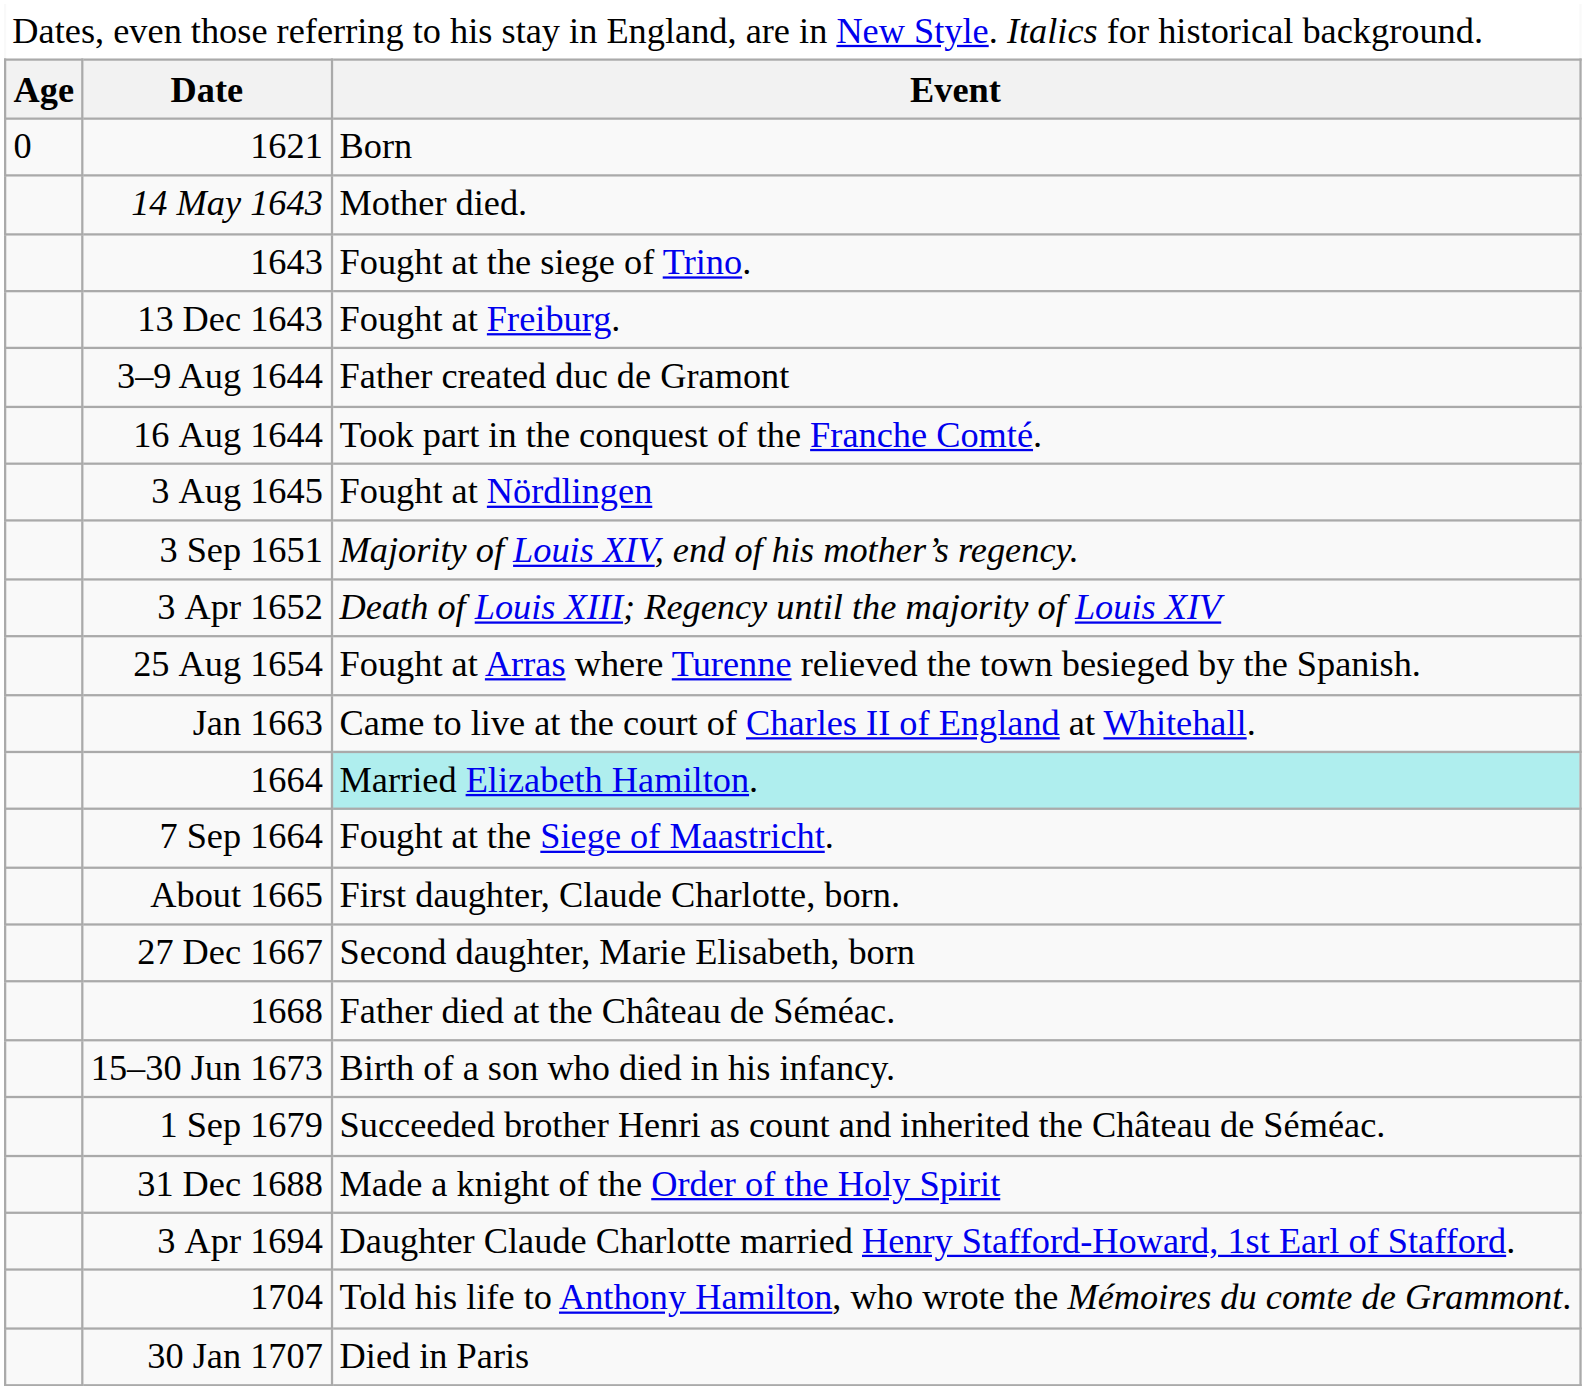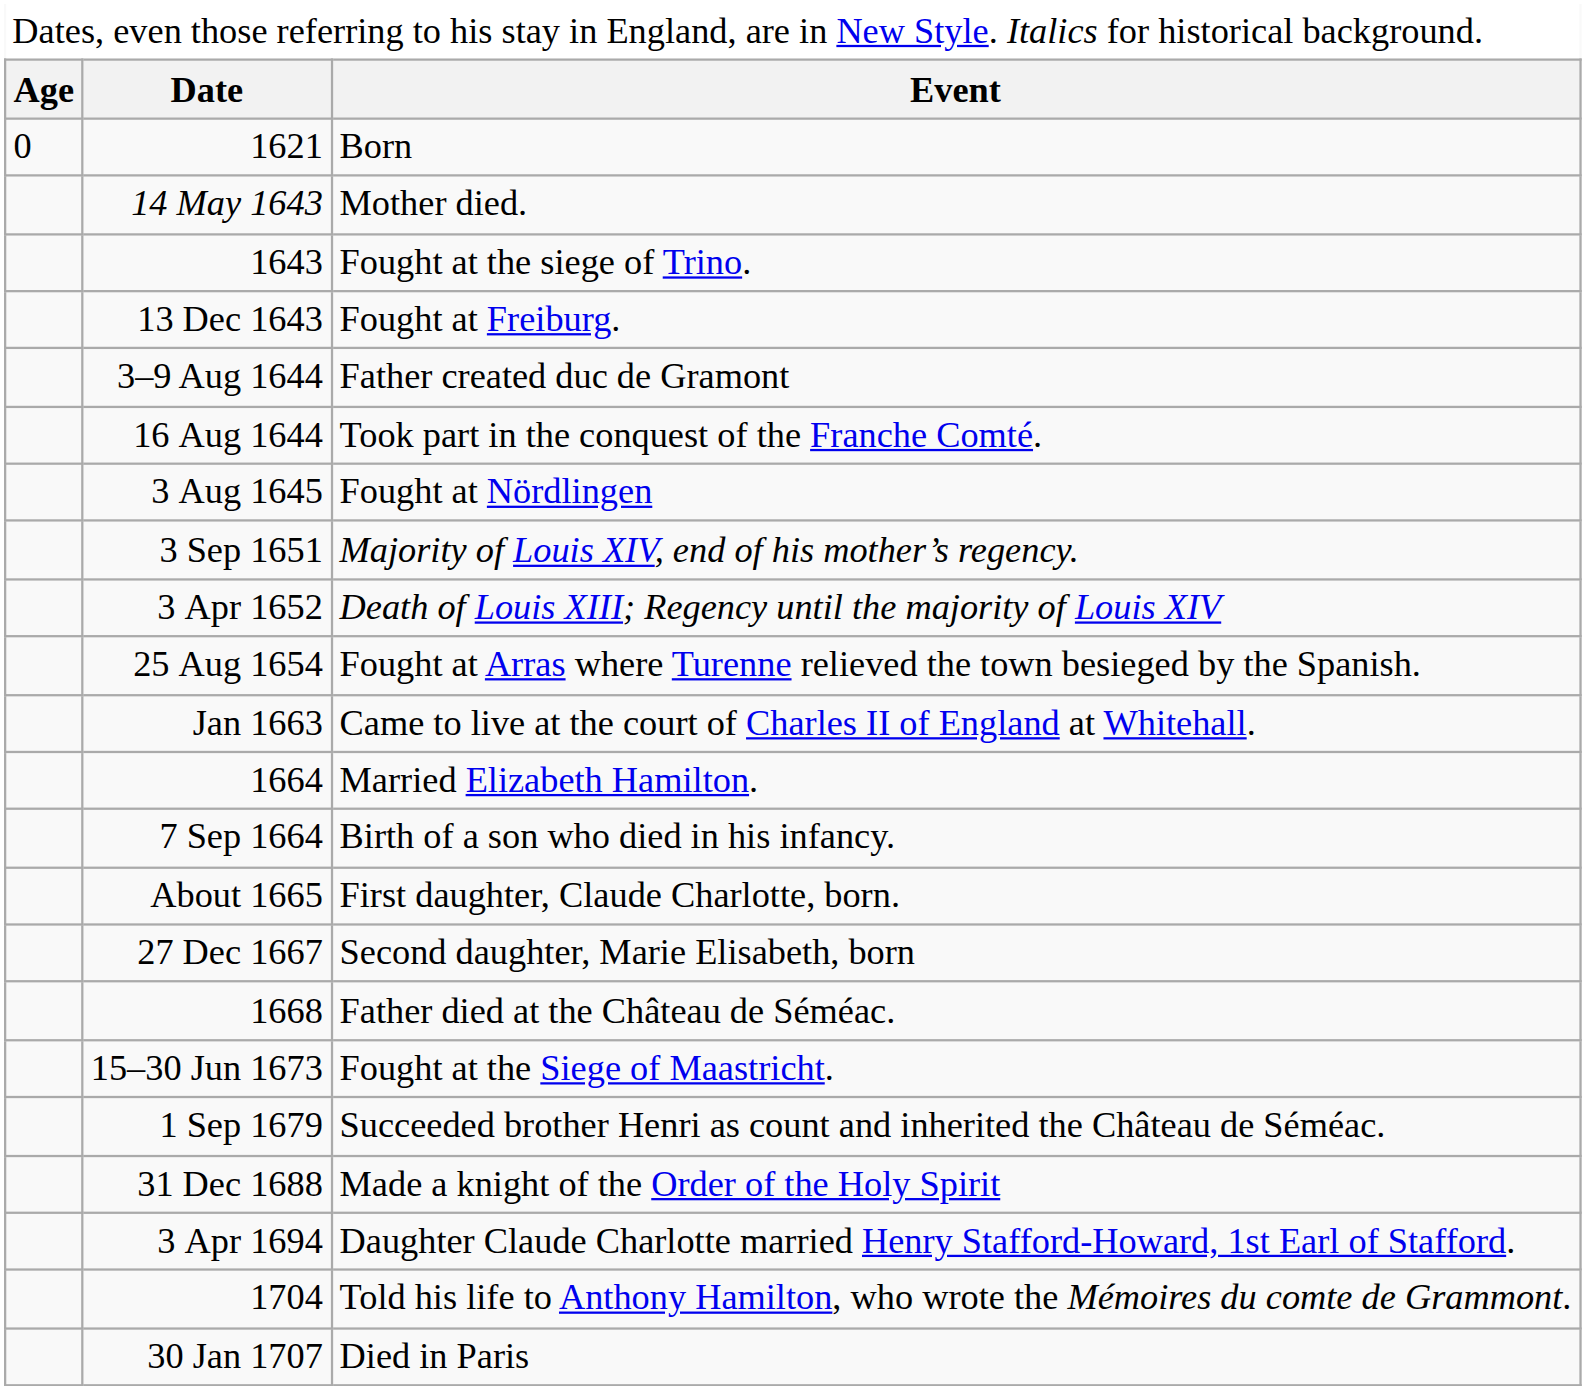(549, 779) paleturquoise background -> (549, 779) no background
(587, 837) Fought at the Siege of Maastricht. -> (617, 837) Birth of a son who died in his infancy.
(617, 1067) Birth of a son who died in his infancy. -> (587, 1067) Fought at the Siege of Maastricht.
